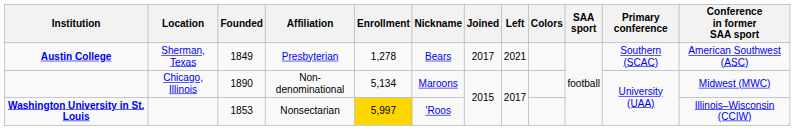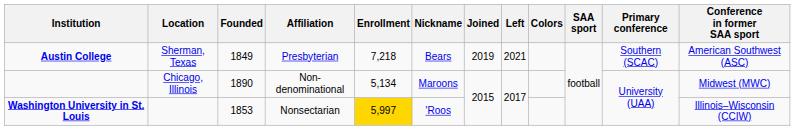(383, 56) 1,278 -> (383, 56) 7,218
(483, 56) 2017 -> (483, 56) 2019
